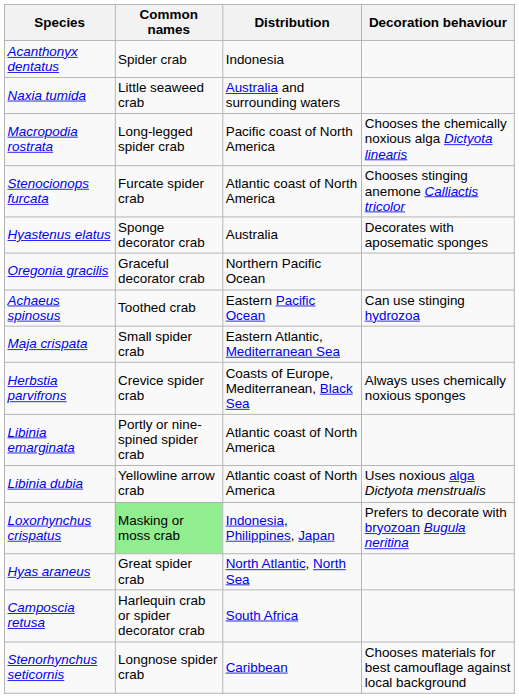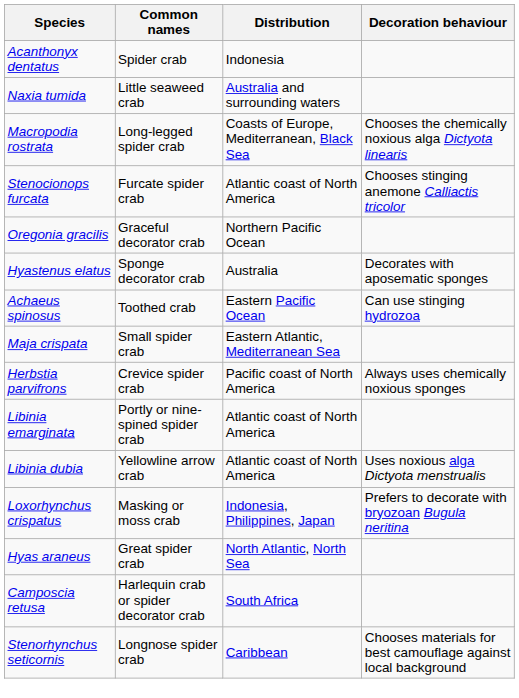(289, 139) Pacific coast of North America -> (289, 139) Coasts of Europe, Mediterranean, Black Sea
rows swapped: (58, 271) <-> (59, 235)
(289, 388) Coasts of Europe, Mediterranean, Black Sea -> (289, 380) Pacific coast of North America
(151, 527) lightgreen background -> (151, 512) no background
